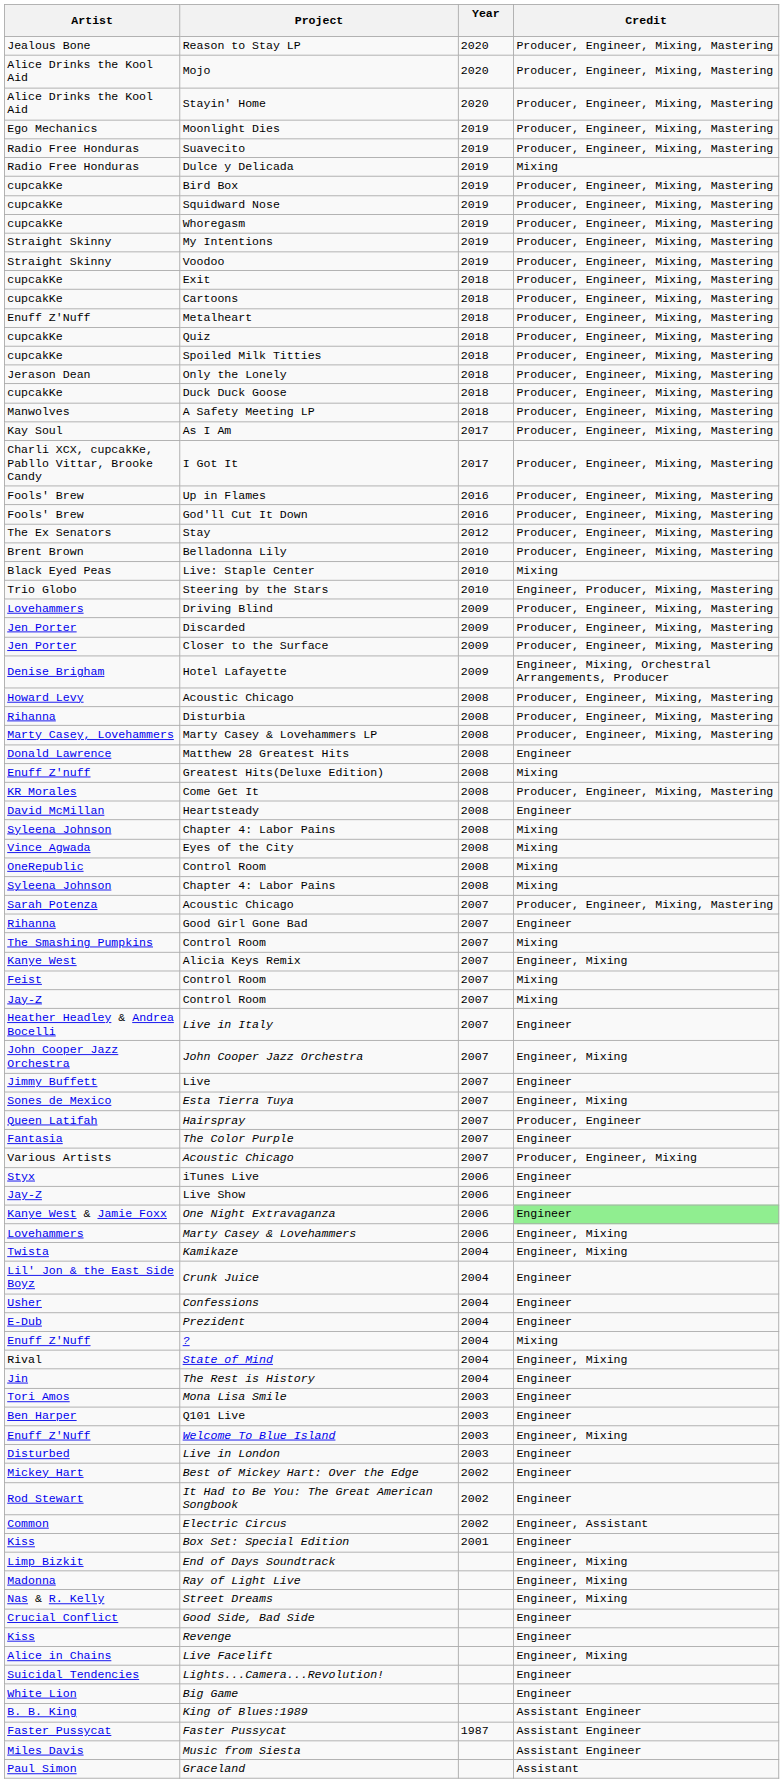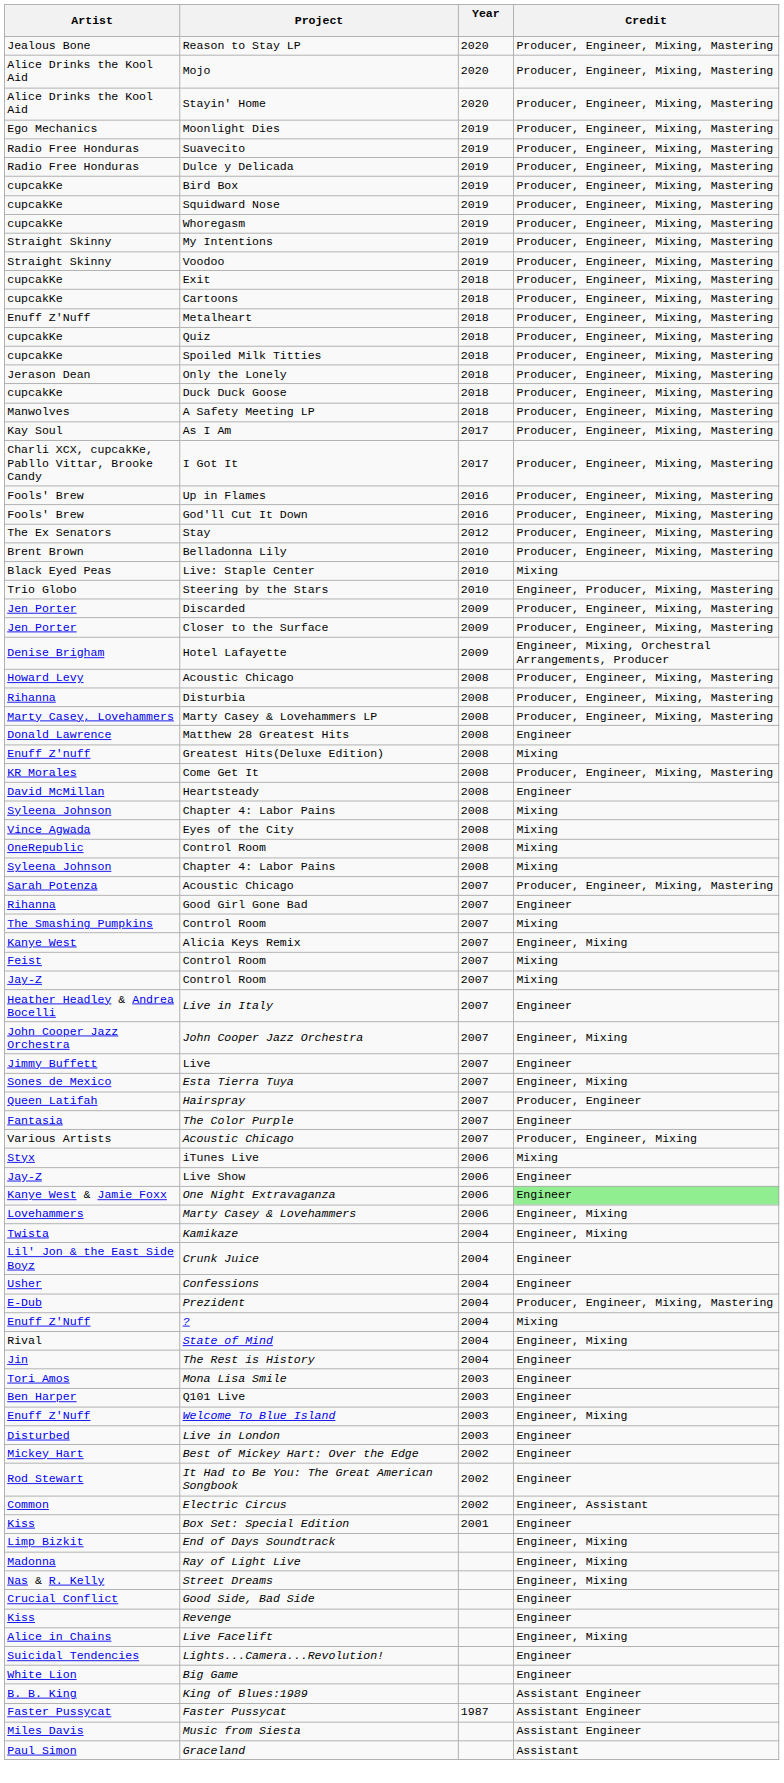(537, 167) Mixing -> (645, 167) Producer, Engineer, Mixing, Mastering
- row: (45, 609)
(544, 1177) Engineer -> (537, 1158) Mixing
(544, 1322) Engineer -> (645, 1303) Producer, Engineer, Mixing, Mastering
